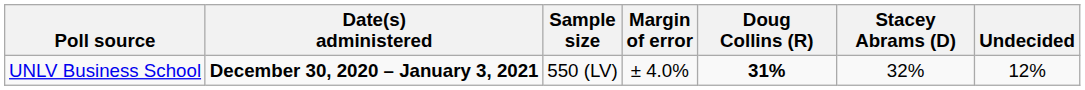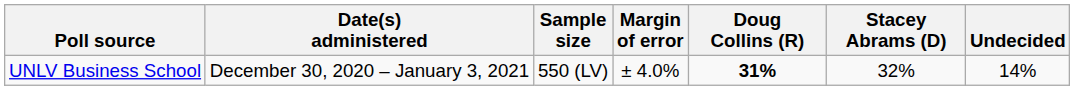(374, 70) bold -> (369, 70) normal
(1027, 70) 12% -> (1018, 70) 14%
